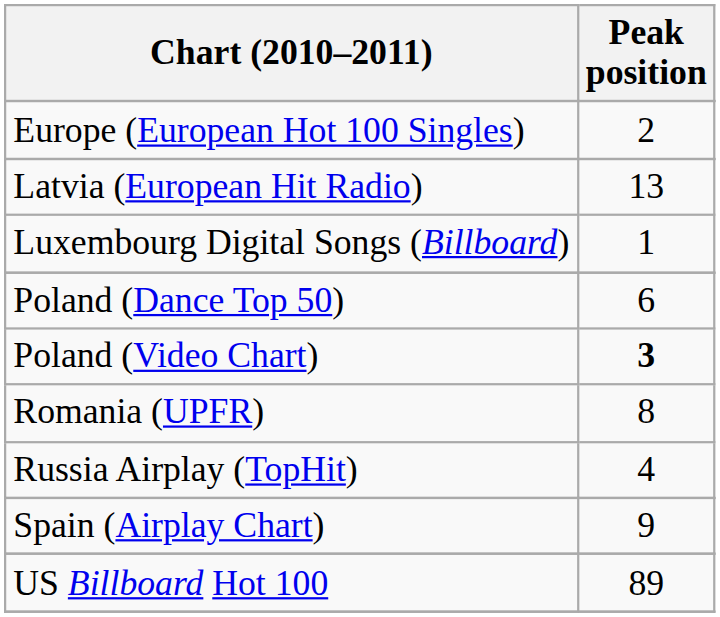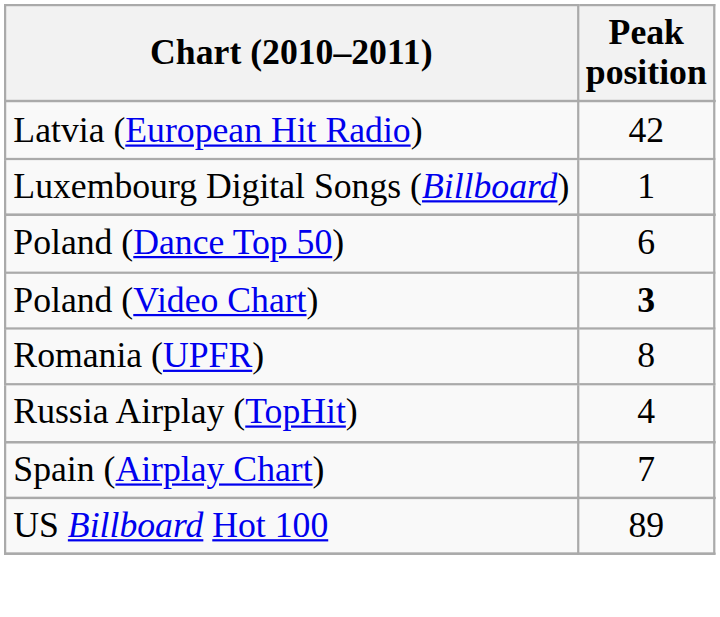- row: (269, 129)
(646, 186) 13 -> (646, 129) 42
(646, 525) 9 -> (646, 469) 7
